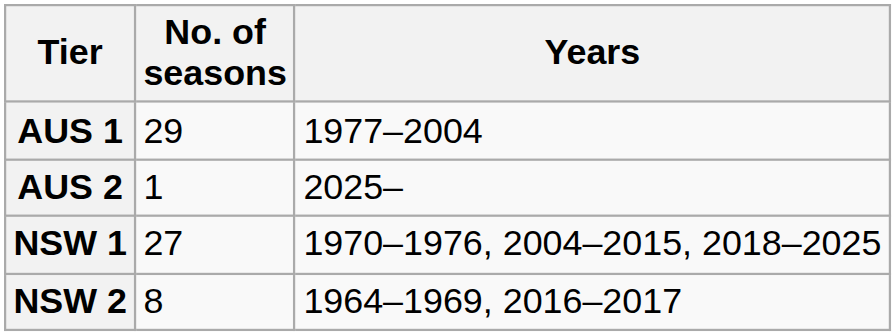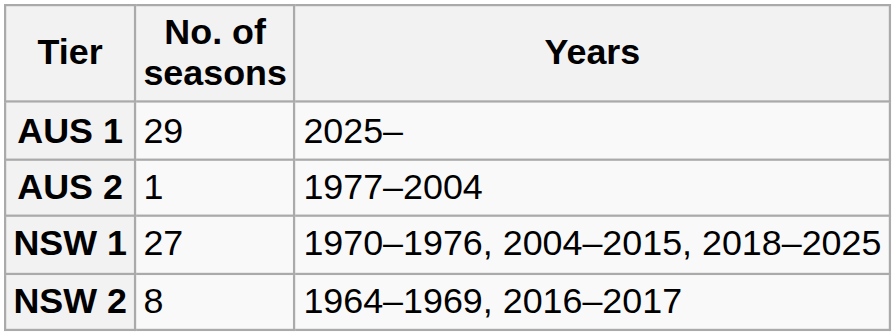(393, 130) 1977–2004 -> (353, 130) 2025–
(353, 186) 2025– -> (393, 186) 1977–2004
